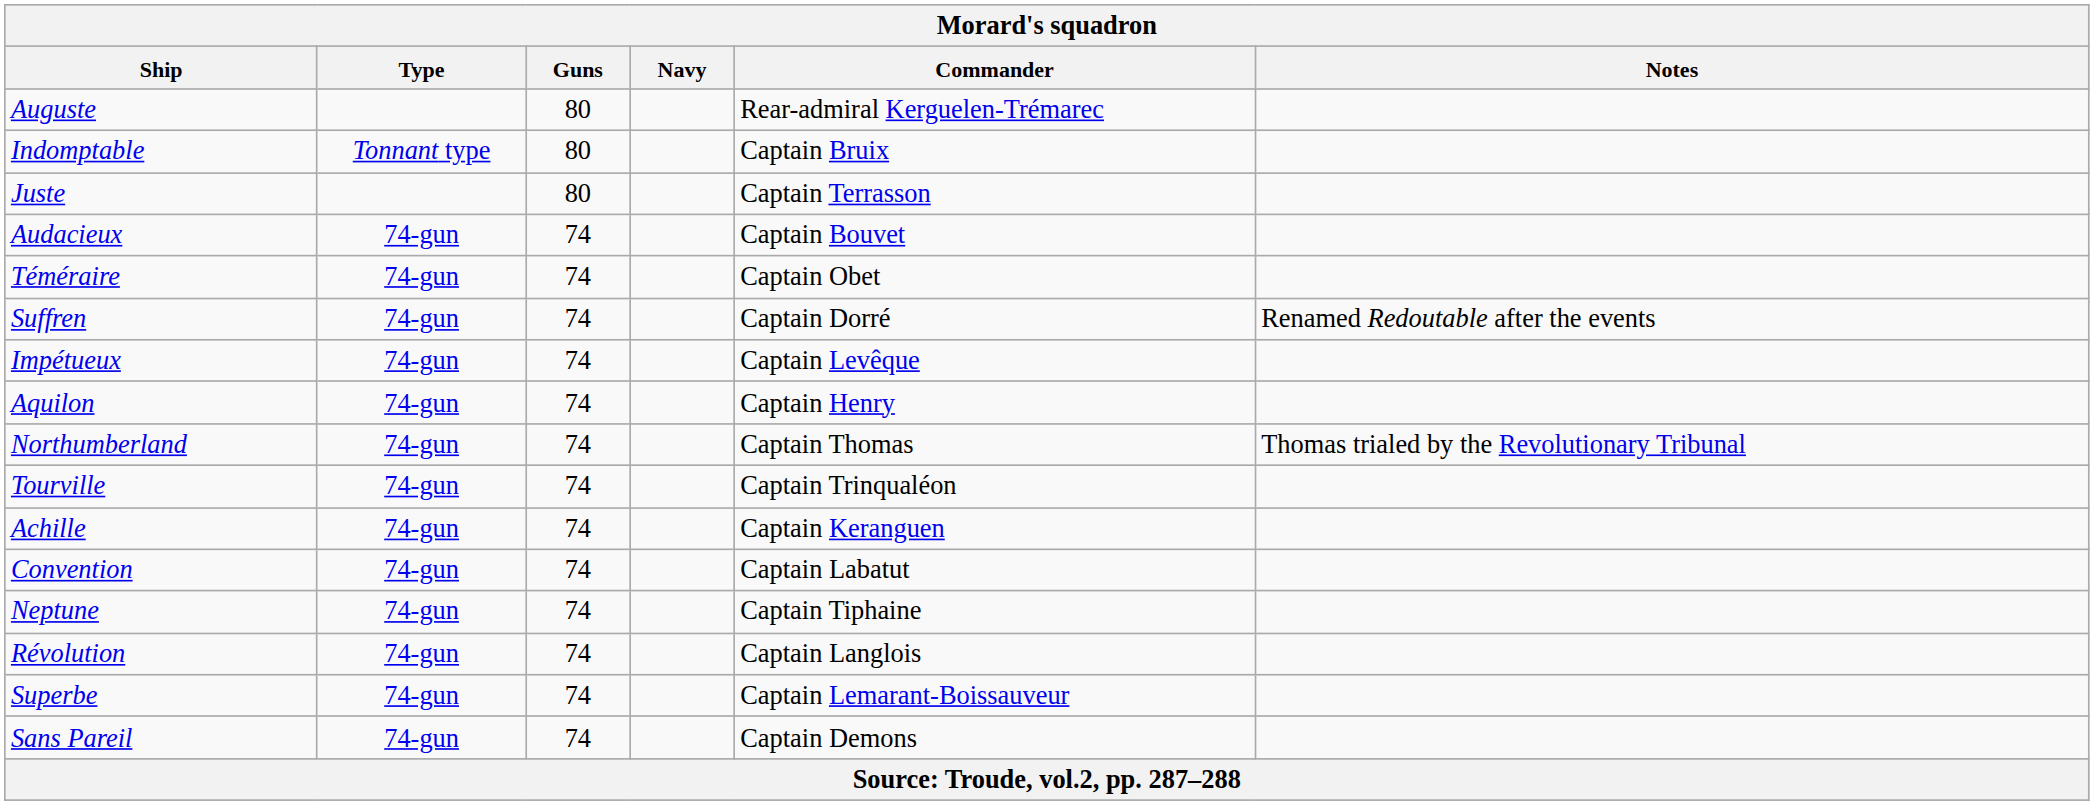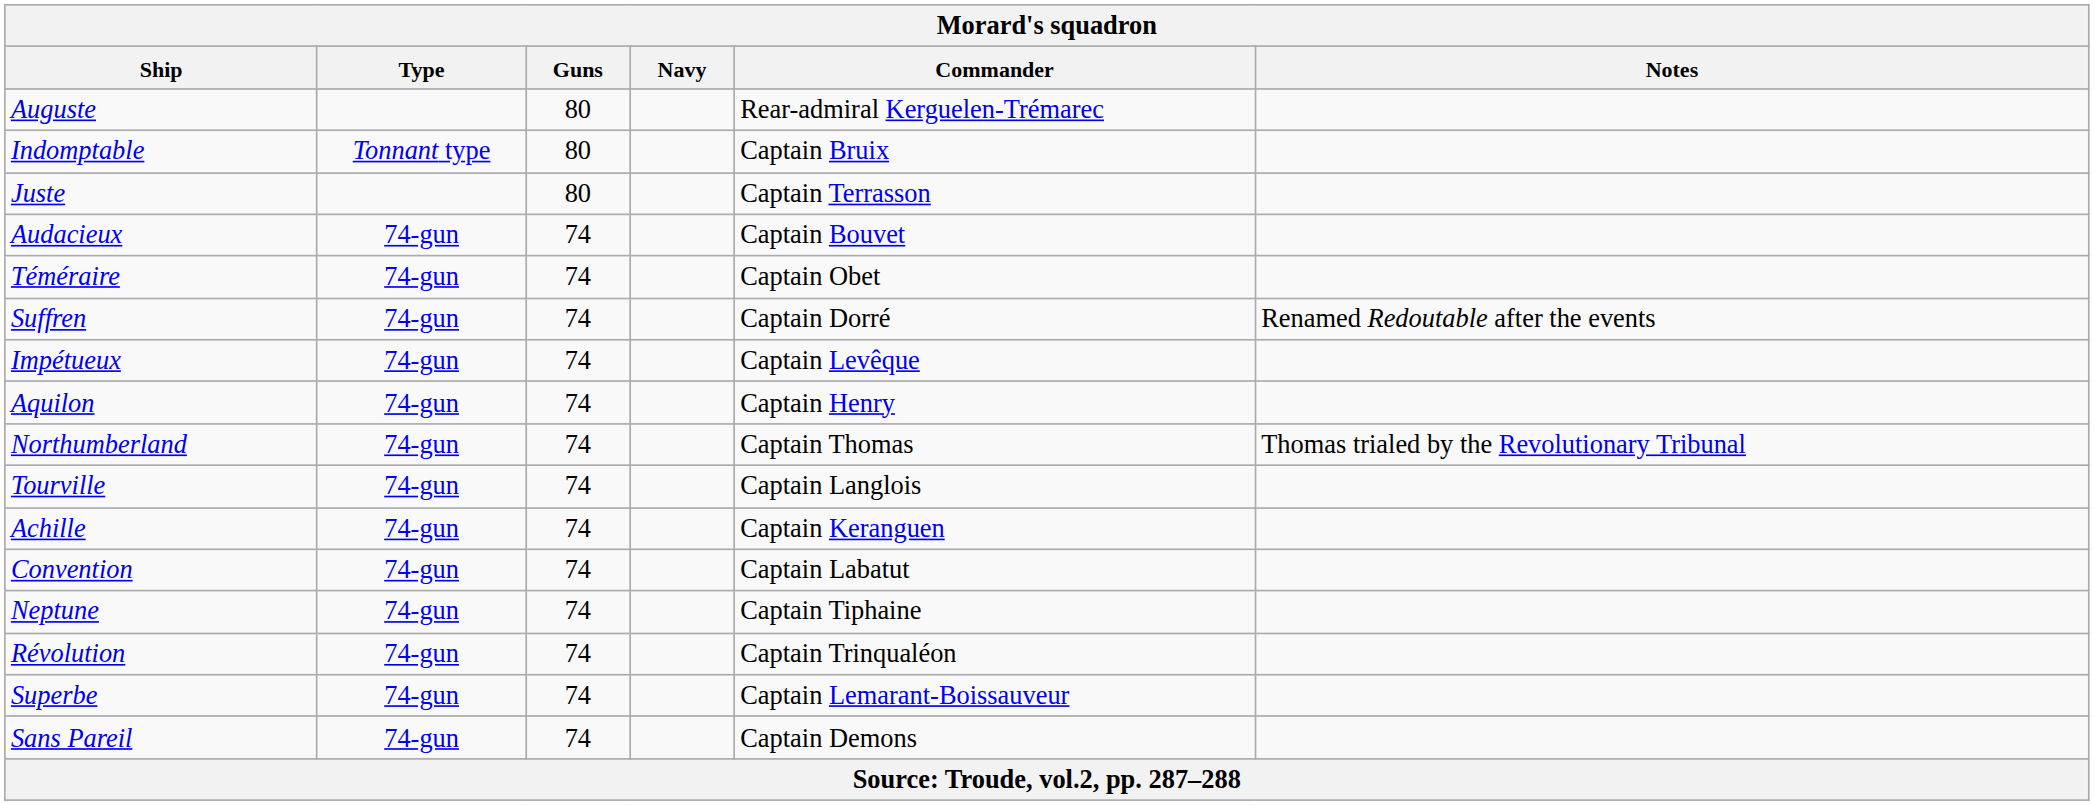(848, 485) Captain Trinqualéon -> (831, 485) Captain Langlois
(831, 653) Captain Langlois -> (848, 653) Captain Trinqualéon
